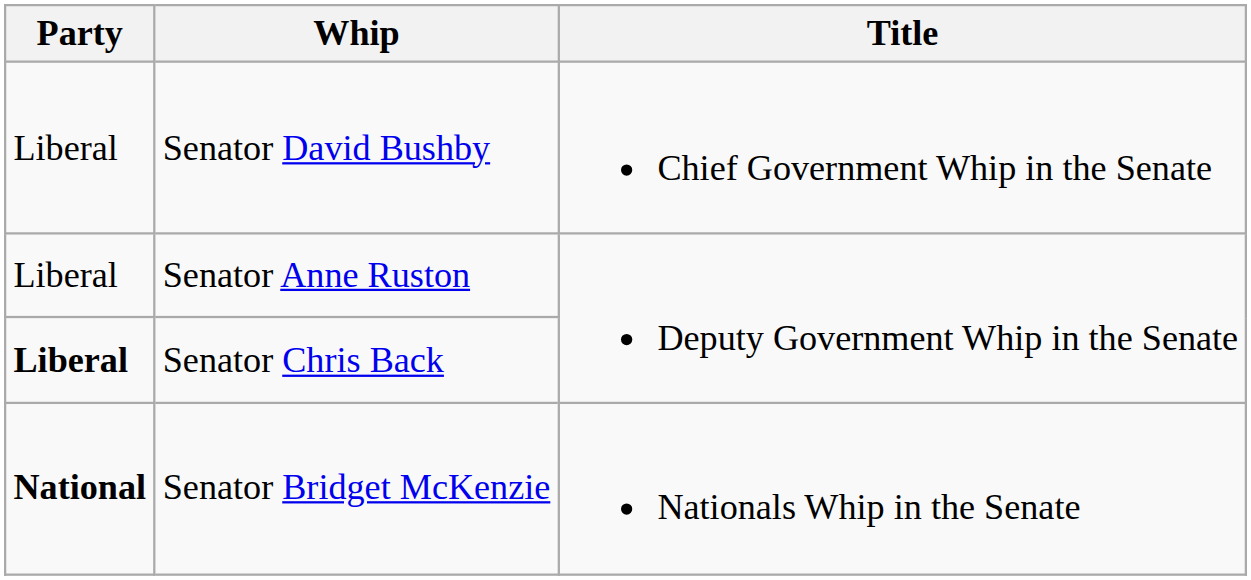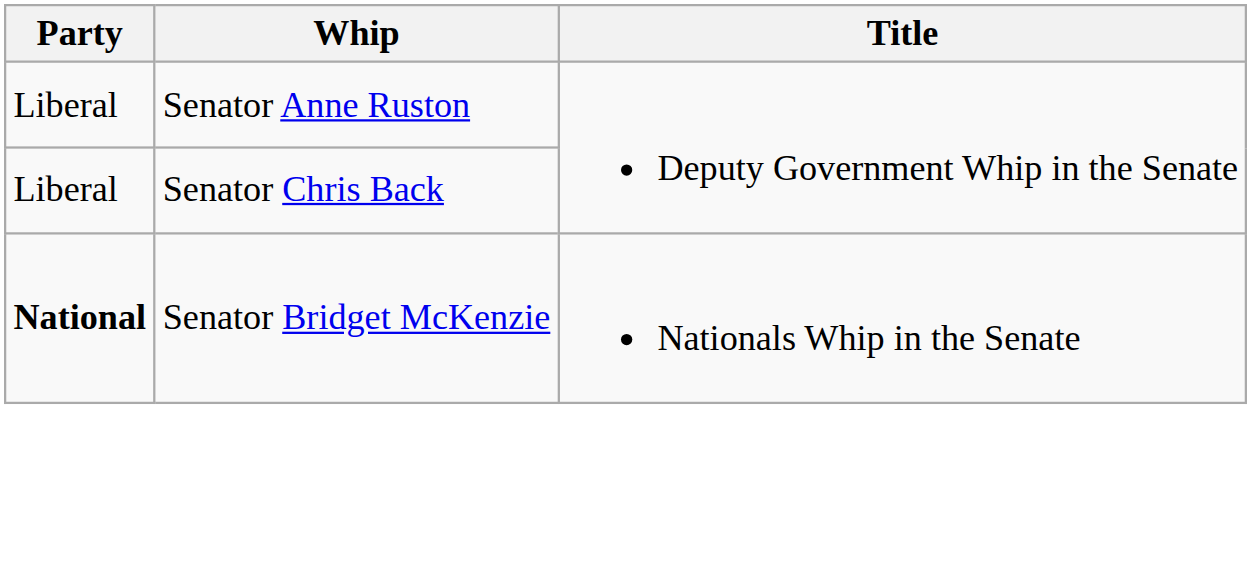- row: (326, 147)
(71, 359) bold -> (66, 189) normal
